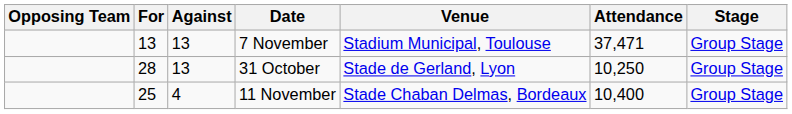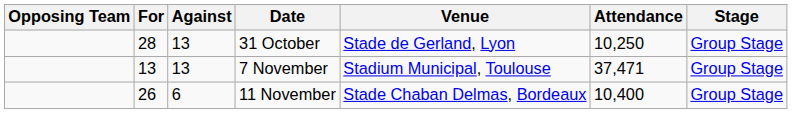rows swapped: (279, 69) <-> (284, 43)
(147, 95) 25 -> (147, 95) 26
(176, 95) 4 -> (176, 95) 6
